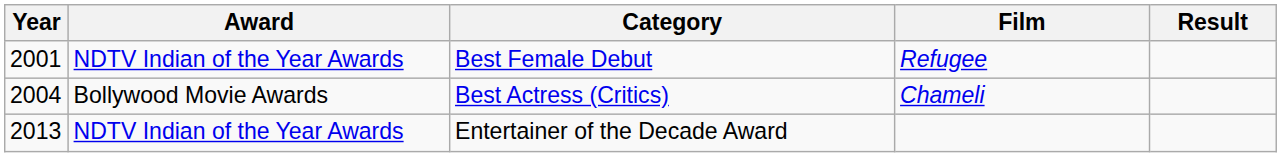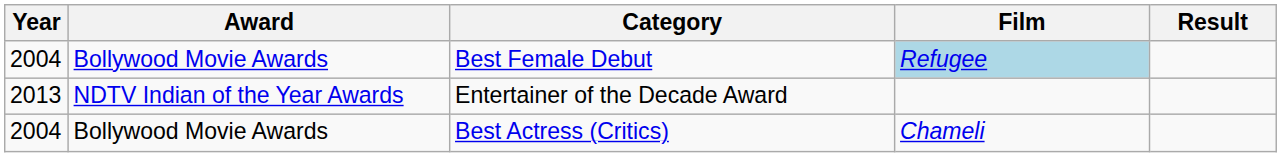(36, 59) 2001 -> (36, 59) 2004
(239, 59) NDTV Indian of the Year Awards -> (201, 59) Bollywood Movie Awards
(944, 59) no background -> (944, 59) lightblue background
rows swapped: (562, 95) <-> (621, 132)
